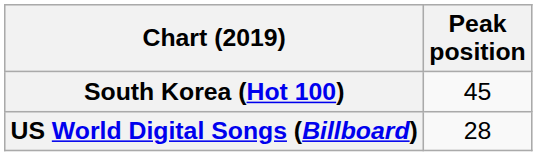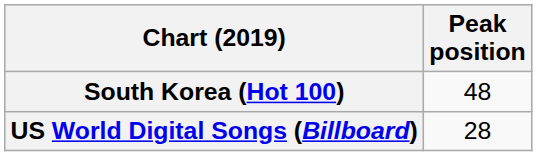(478, 91) 45 -> (478, 91) 48
